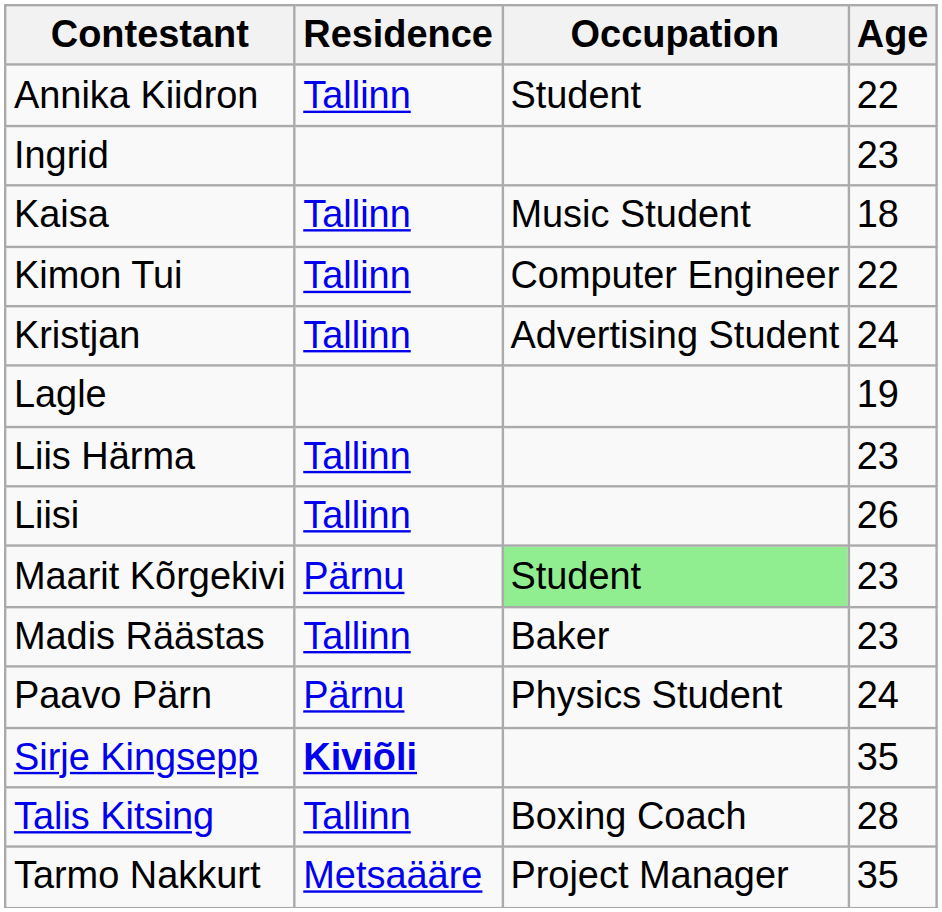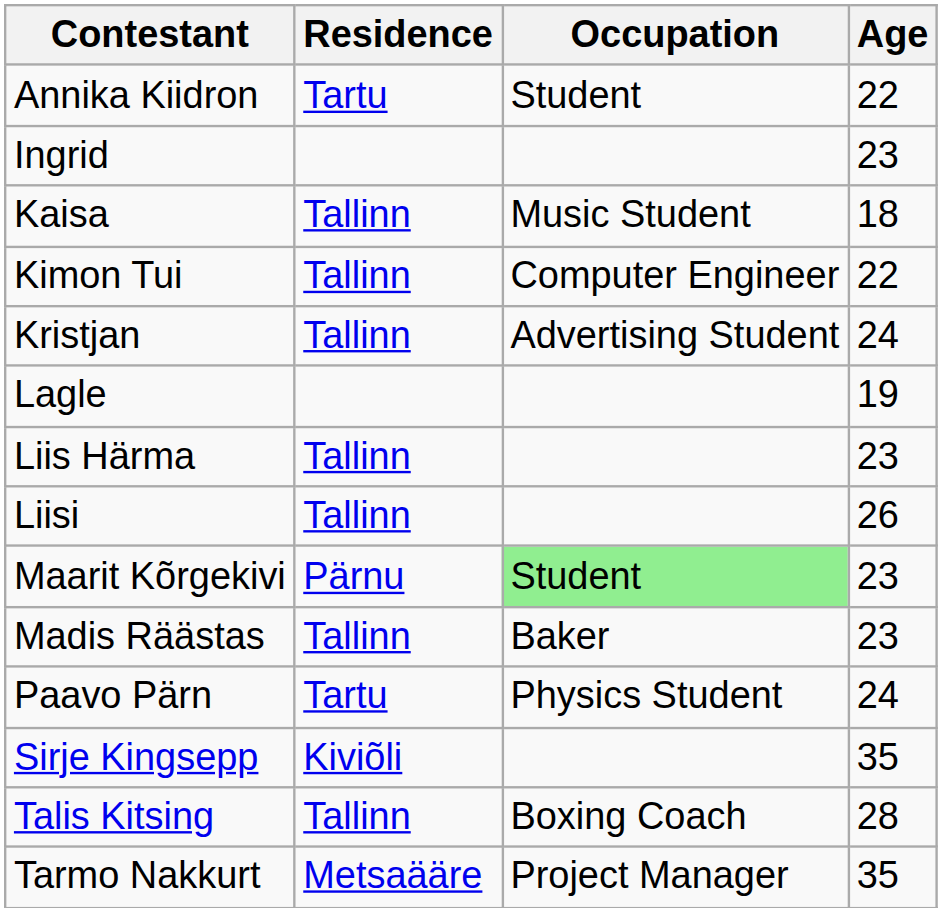(357, 94) Tallinn -> (345, 94) Tartu
(354, 696) Pärnu -> (345, 696) Tartu
(360, 756) bold -> (353, 756) normal
